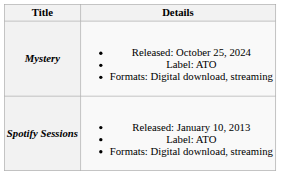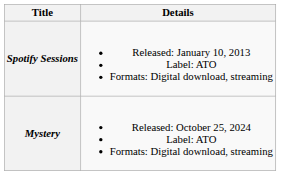rows swapped: (42, 133) <-> (42, 58)
